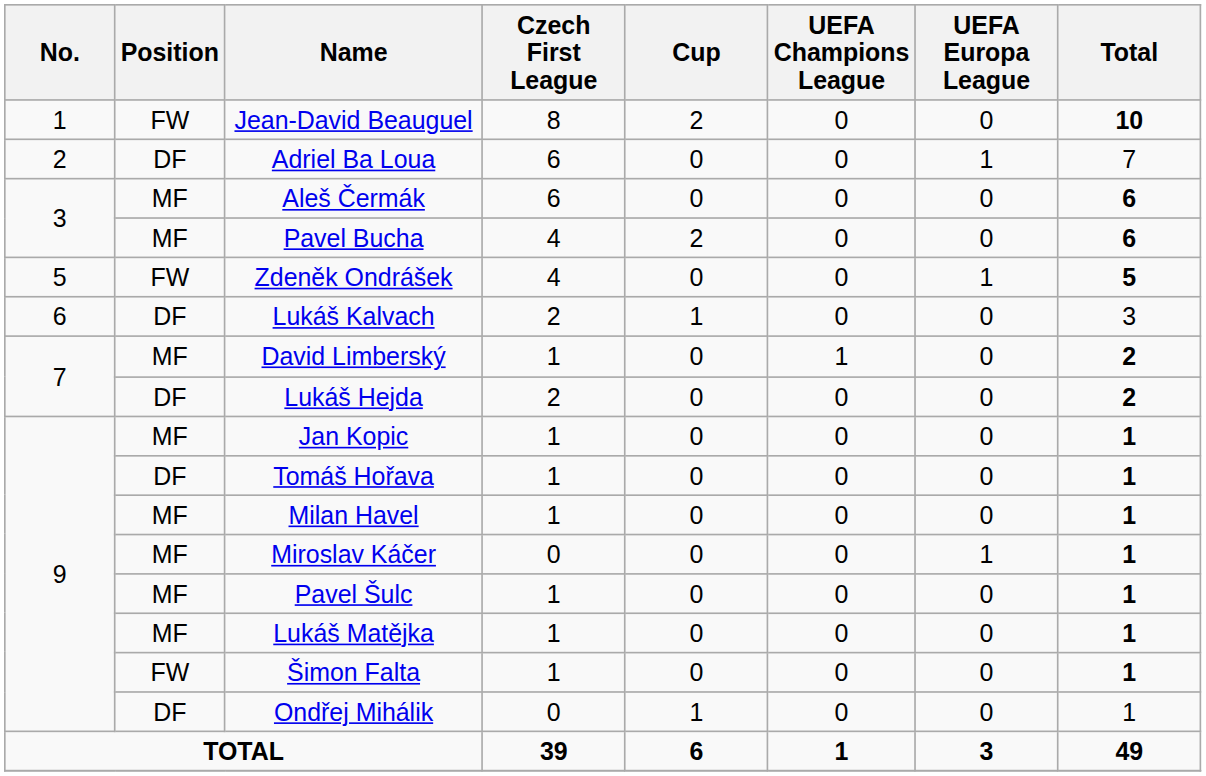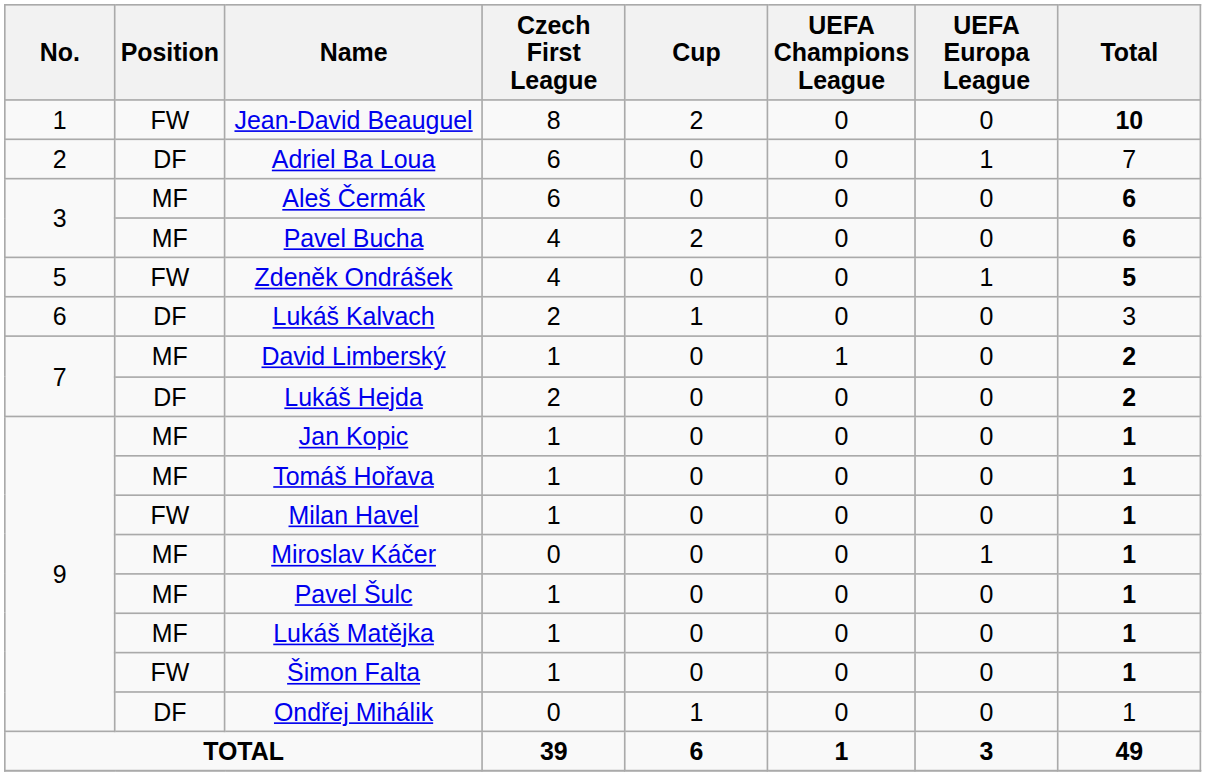(170, 475) DF -> (170, 475) MF
(170, 515) MF -> (170, 515) FW
